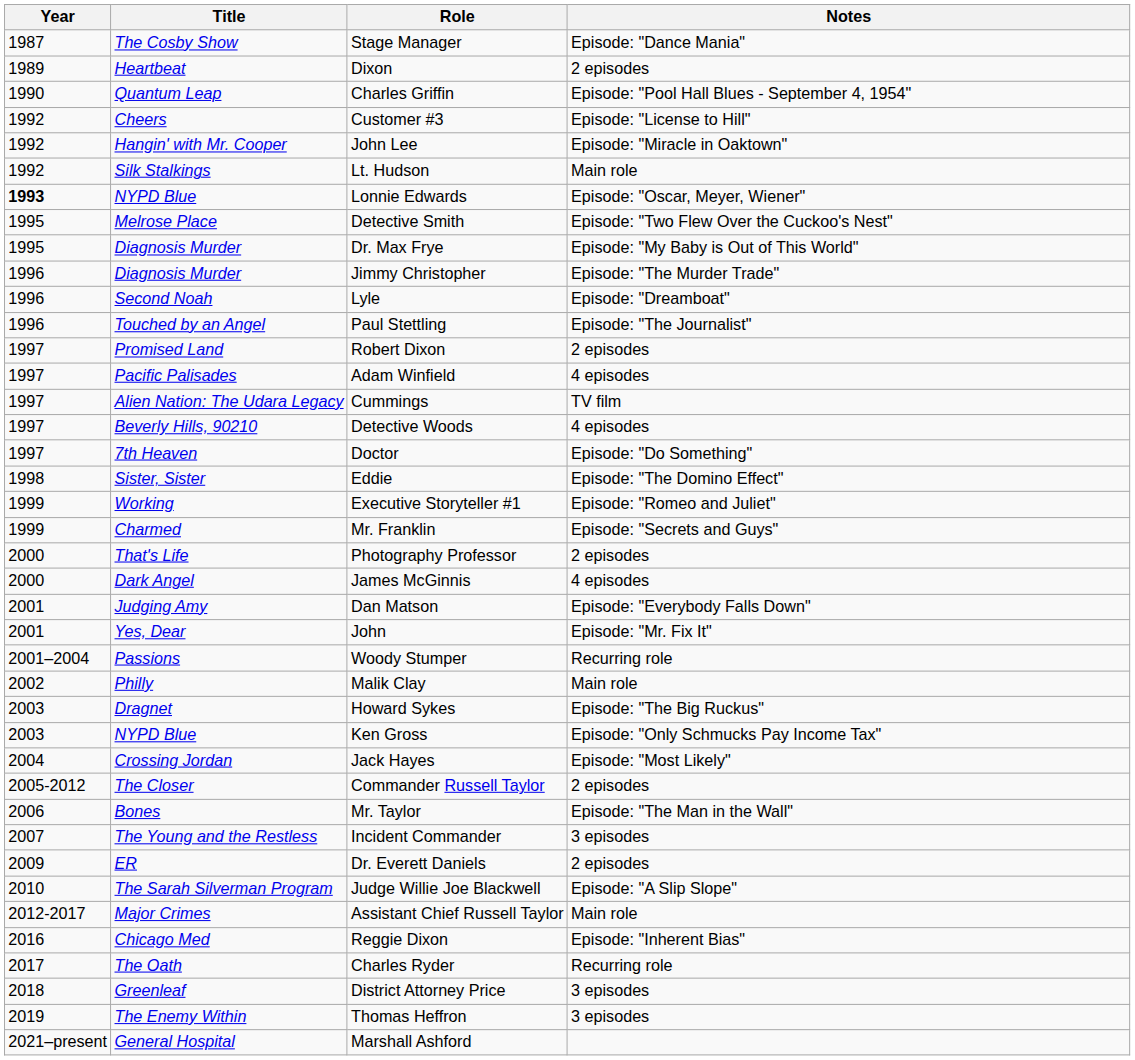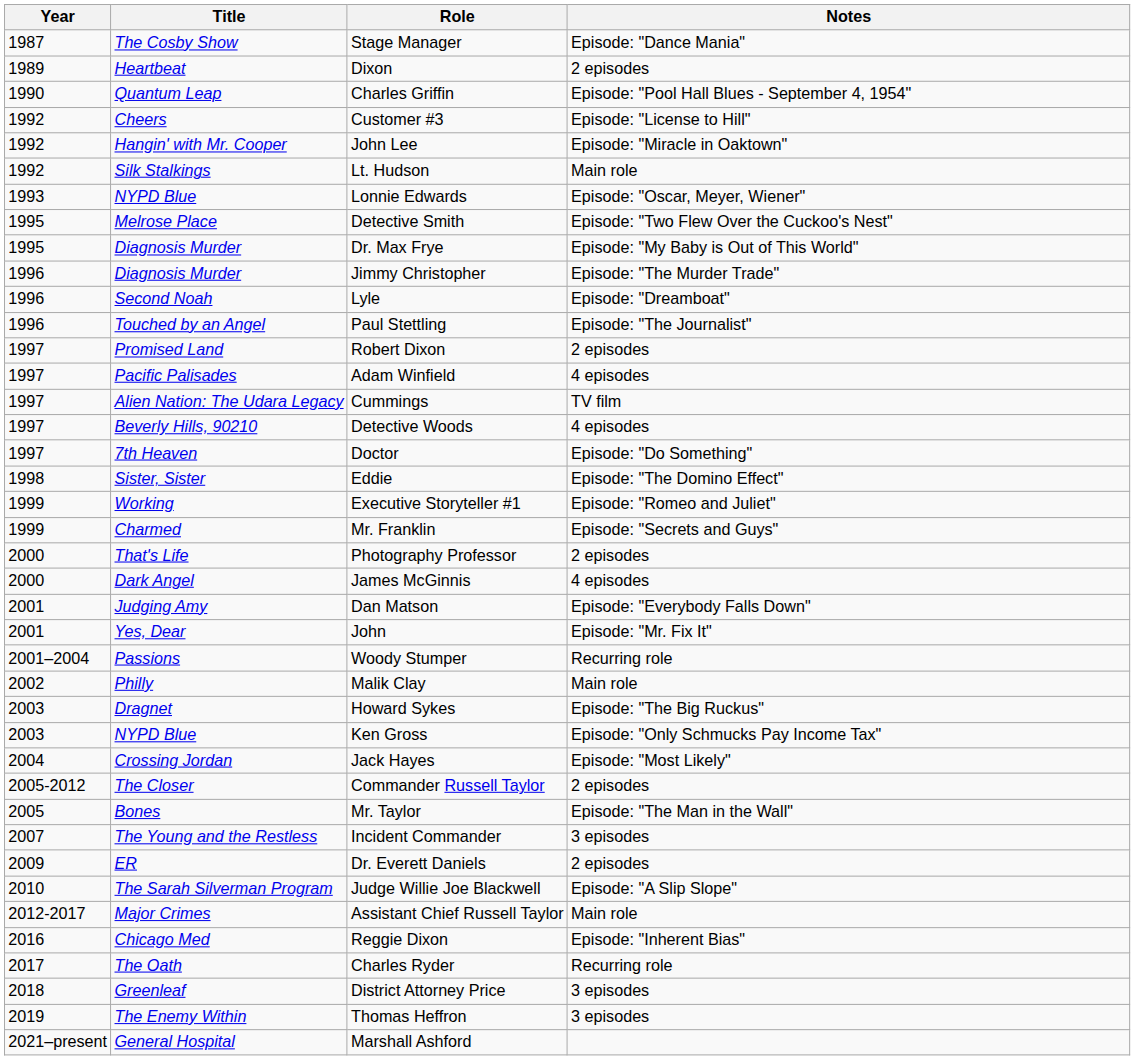(26, 196) bold -> (26, 196) normal
(26, 811) 2006 -> (26, 811) 2005
